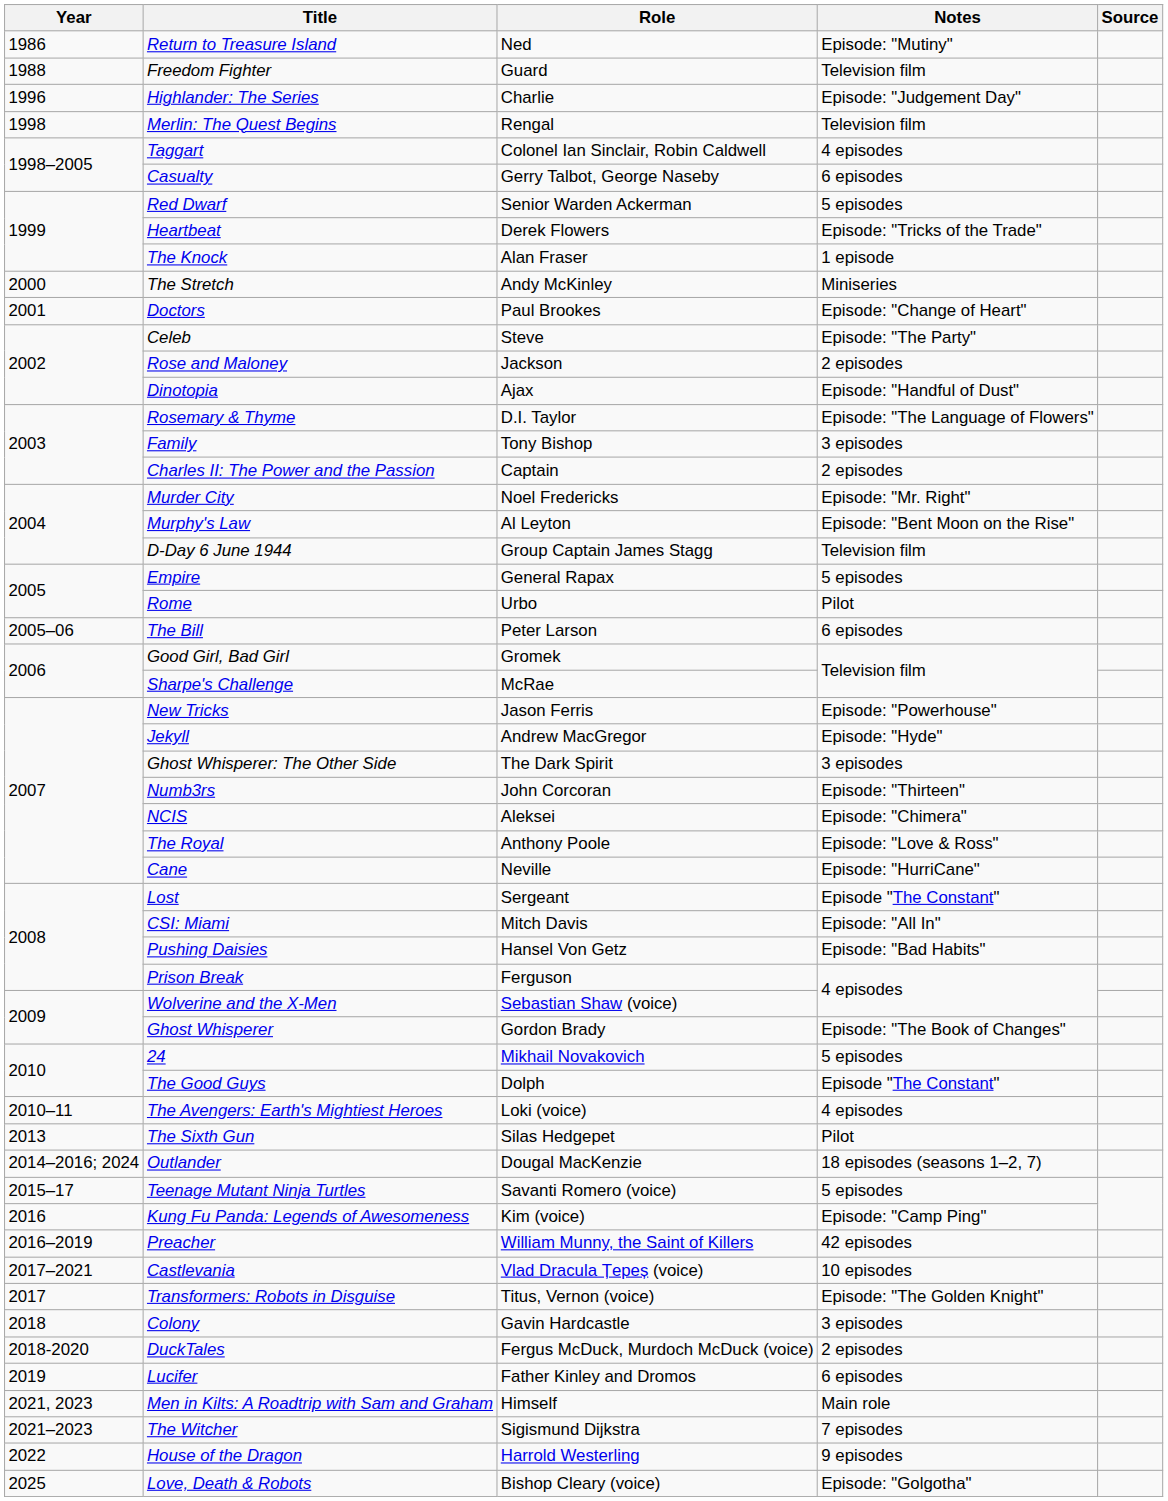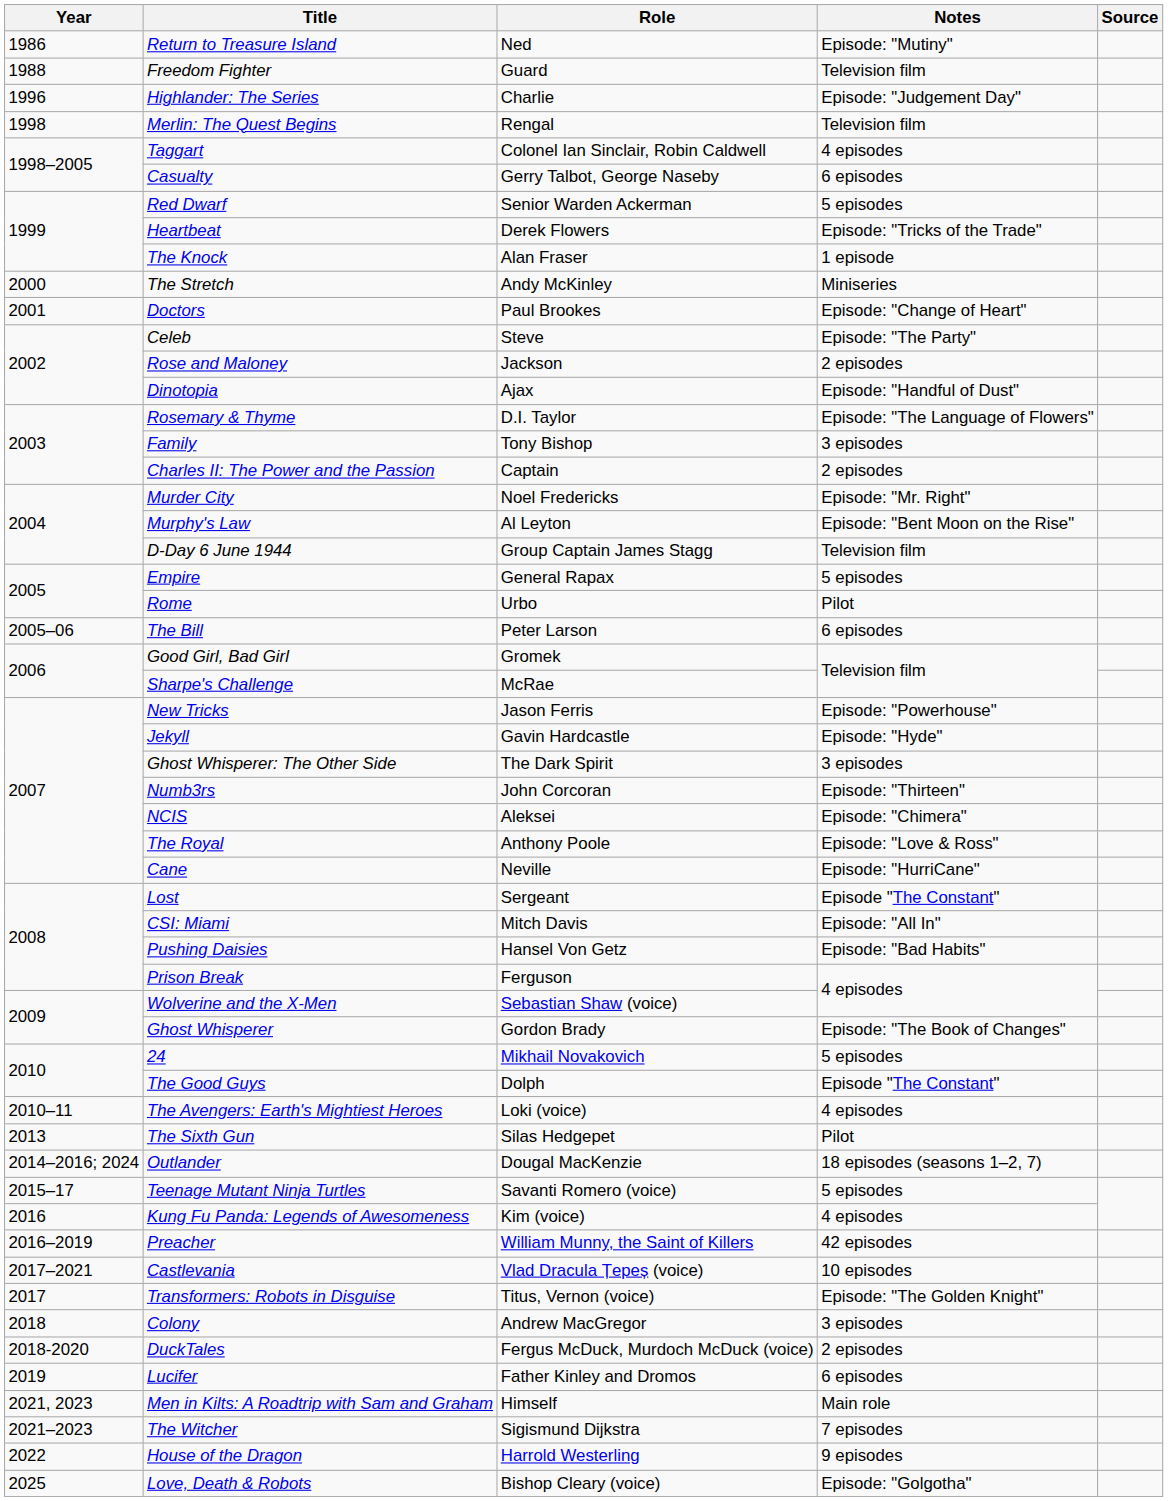(574, 737) Andrew MacGregor -> (565, 737) Gavin Hardcastle
(904, 1216) Episode: "Camp Ping" -> (862, 1216) 4 episodes
(565, 1323) Gavin Hardcastle -> (574, 1323) Andrew MacGregor
